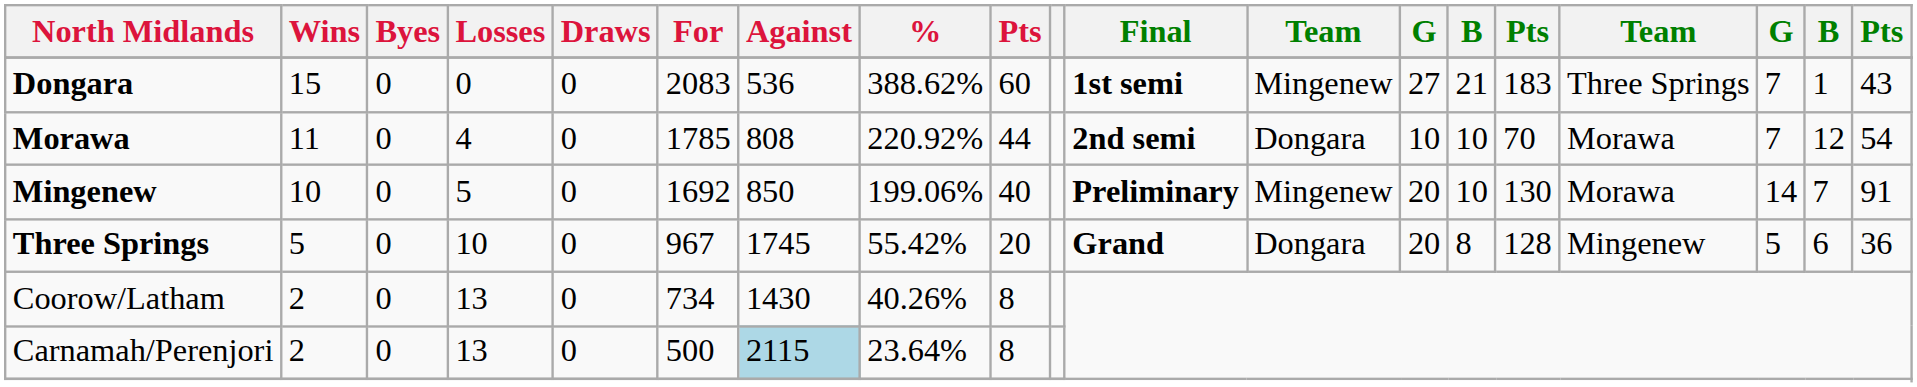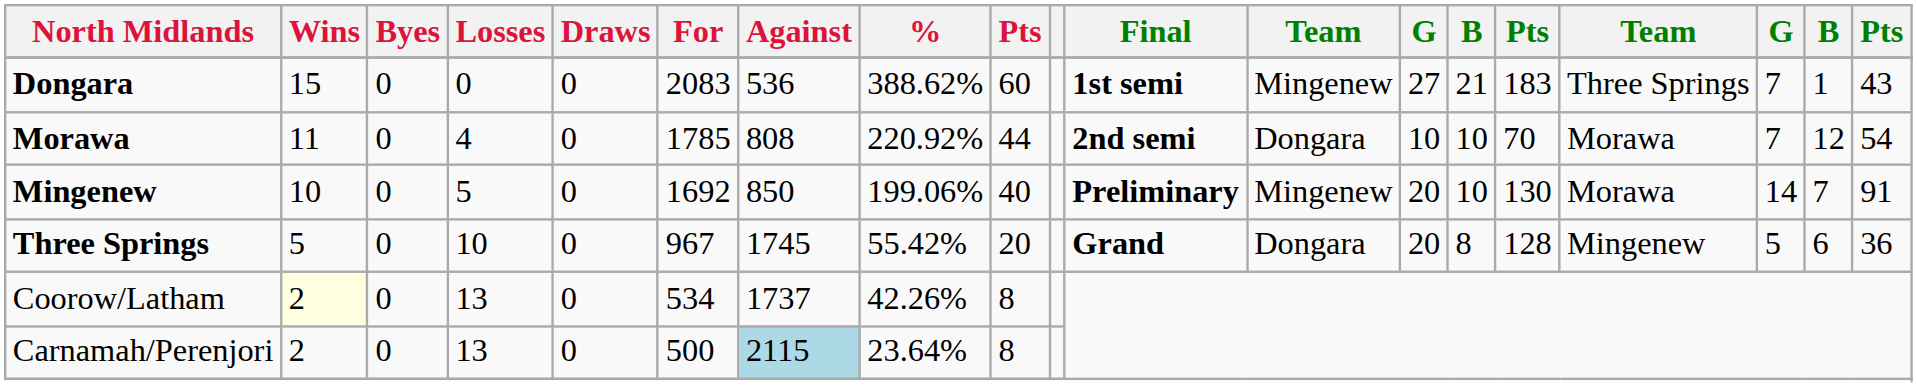(297, 297) no background -> (297, 297) lightyellow background
(690, 297) 734 -> (690, 297) 534
(778, 297) 1430 -> (778, 297) 1737
(917, 297) 40.26% -> (917, 297) 42.26%
